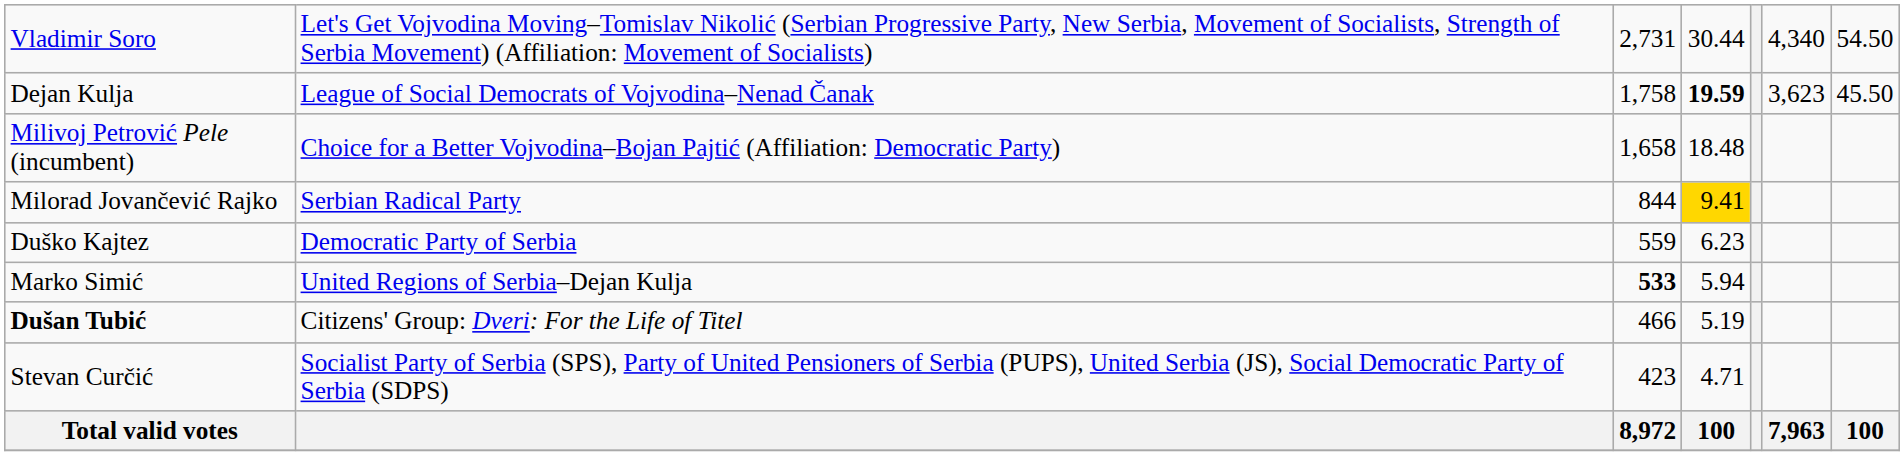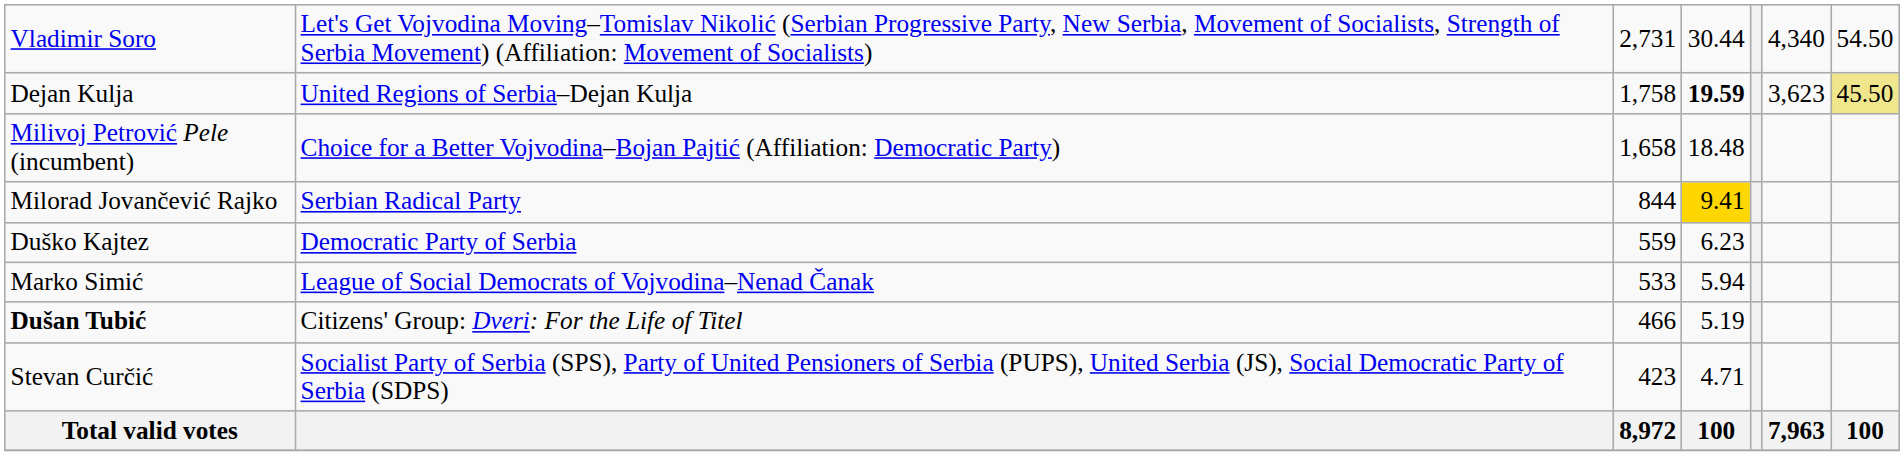(587, 93) League of Social Democrats of Vojvodina–Nenad Čanak -> (496, 93) United Regions of Serbia–Dejan Kulja
(1865, 93) no background -> (1865, 93) khaki background
(496, 281) United Regions of Serbia–Dejan Kulja -> (587, 281) League of Social Democrats of Vojvodina–Nenad Čanak
(1657, 281) bold -> (1657, 281) normal
